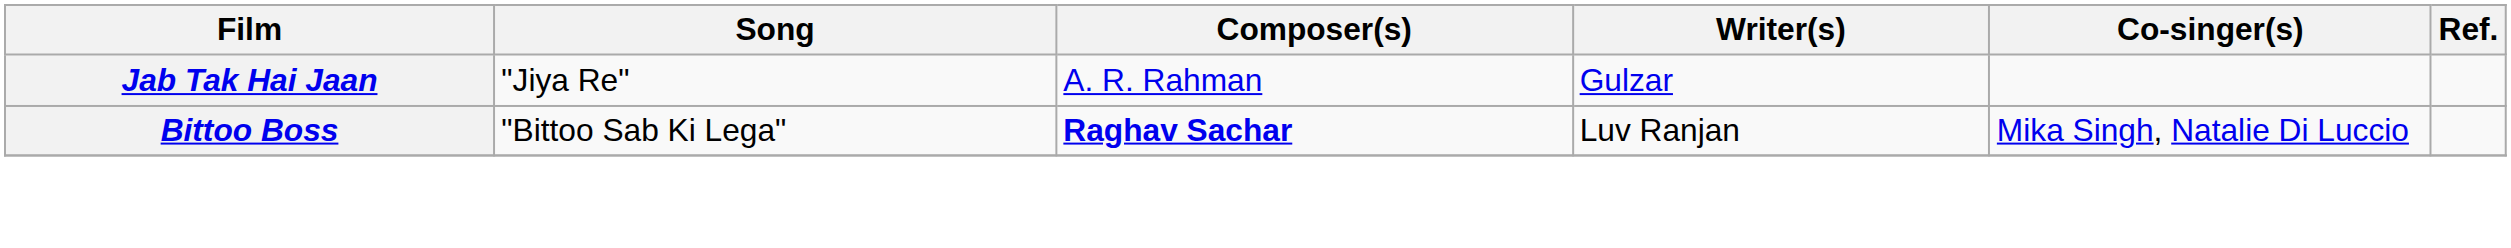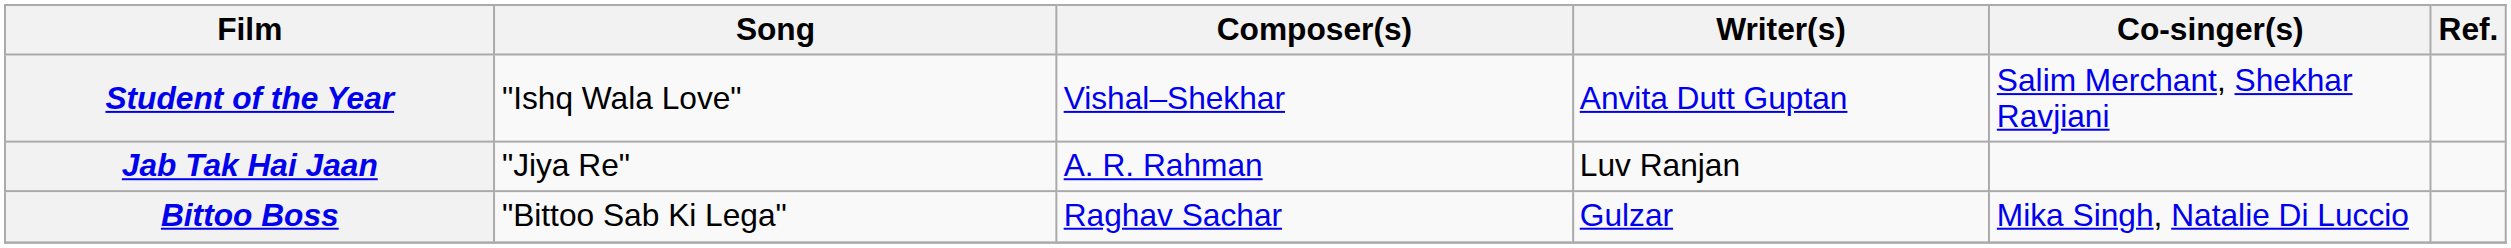+ row: (250, 97)
(1626, 79) Gulzar -> (1660, 165) Luv Ranjan
(1178, 130) bold -> (1173, 215) normal
(1660, 130) Luv Ranjan -> (1626, 215) Gulzar
